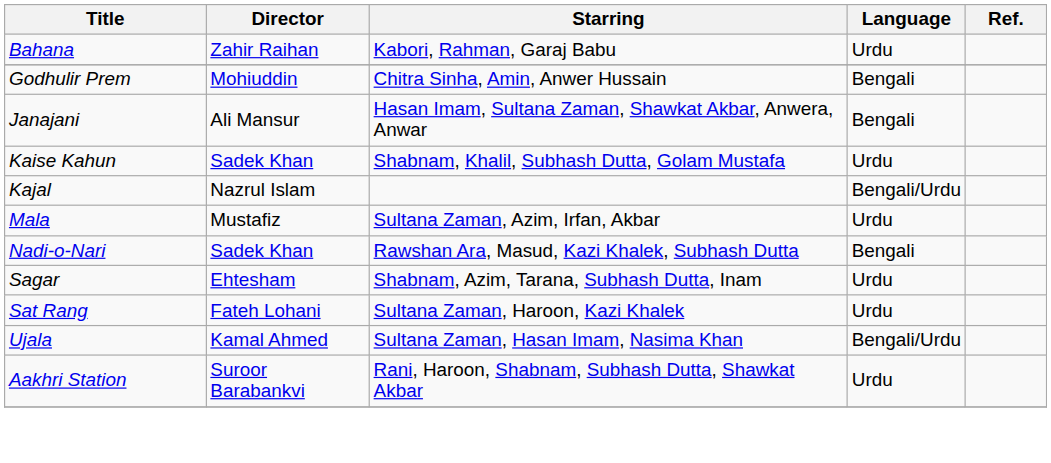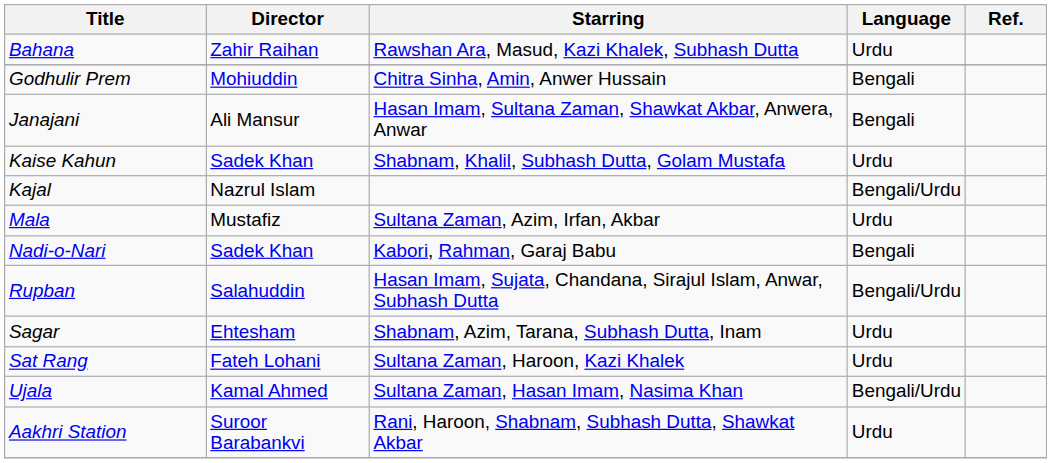(495, 49) Kabori, Rahman, Garaj Babu -> (586, 49) Rawshan Ara, Masud, Kazi Khalek, Subhash Dutta
(586, 250) Rawshan Ara, Masud, Kazi Khalek, Subhash Dutta -> (495, 250) Kabori, Rahman, Garaj Babu
+ row: (42, 290)
